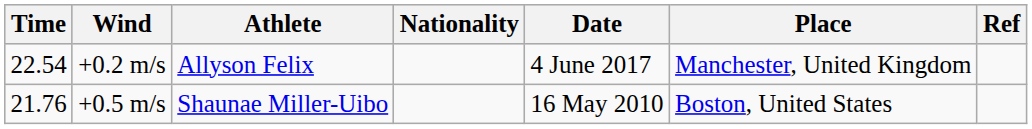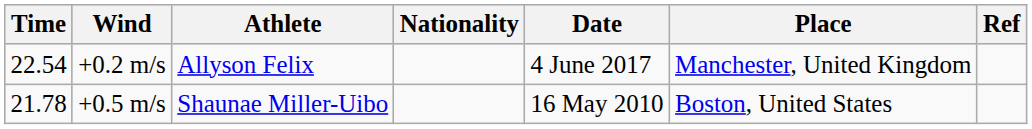(39, 103) 21.76 -> (39, 103) 21.78
